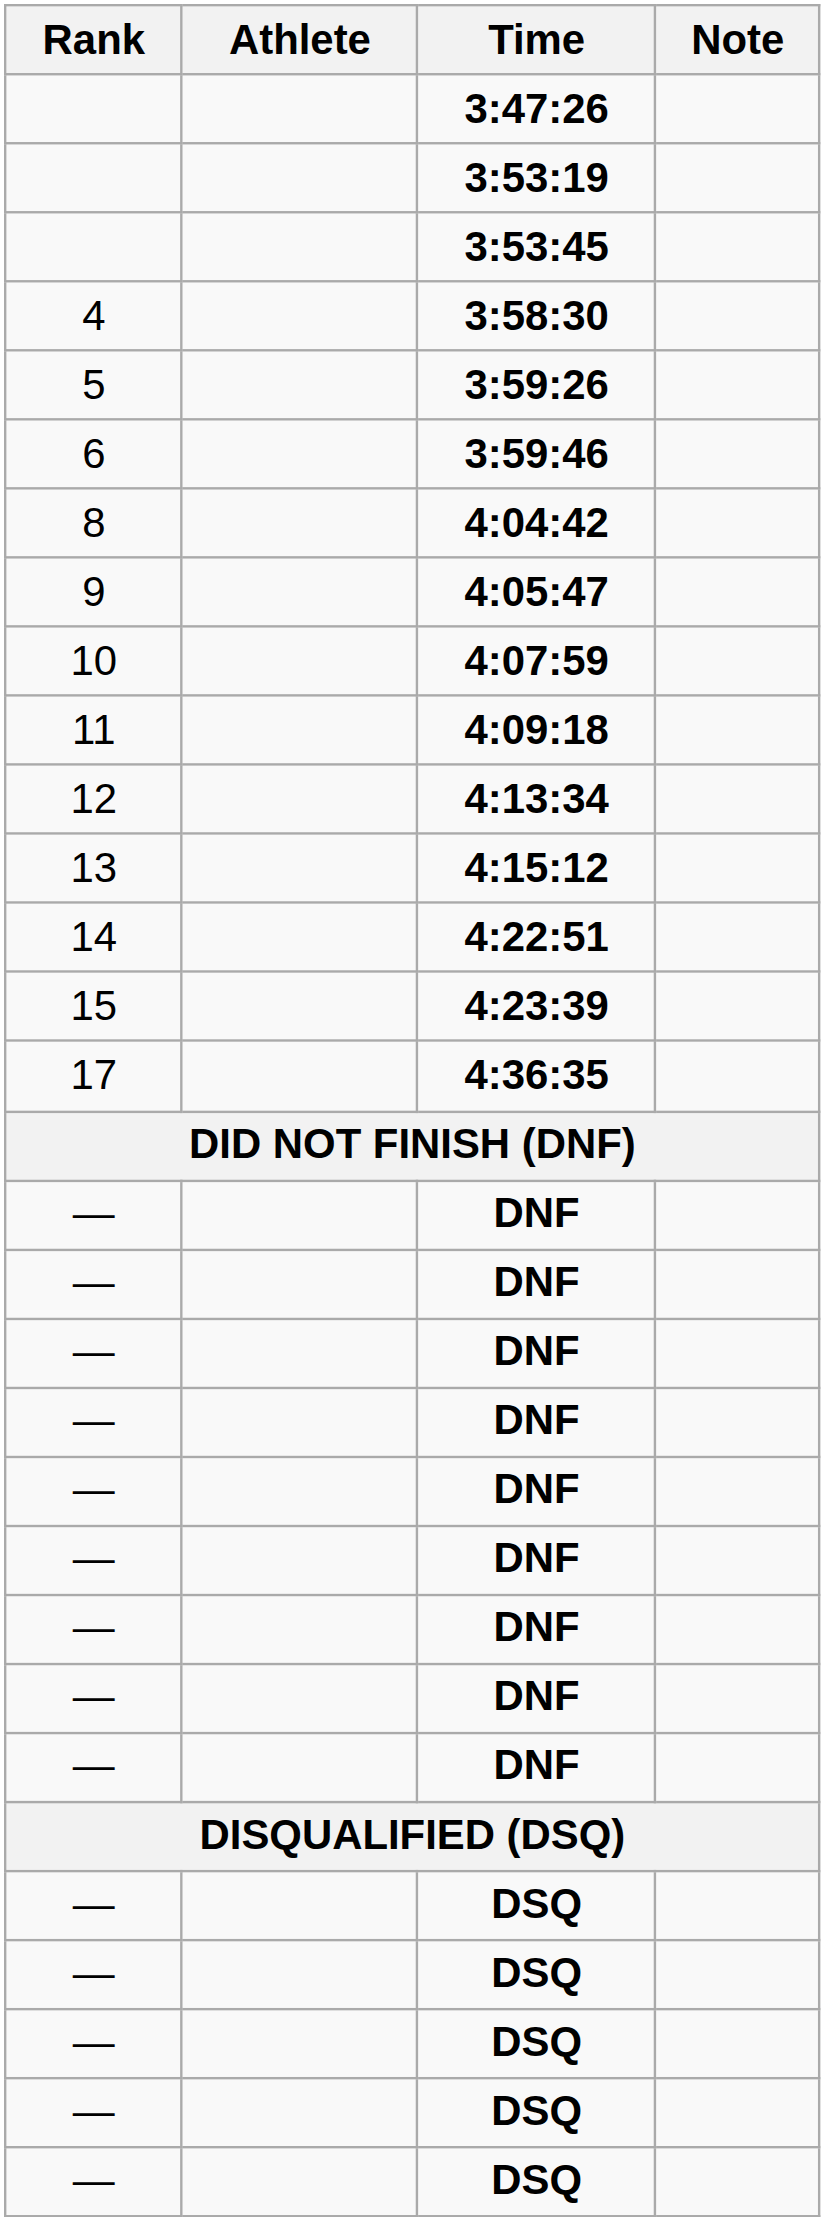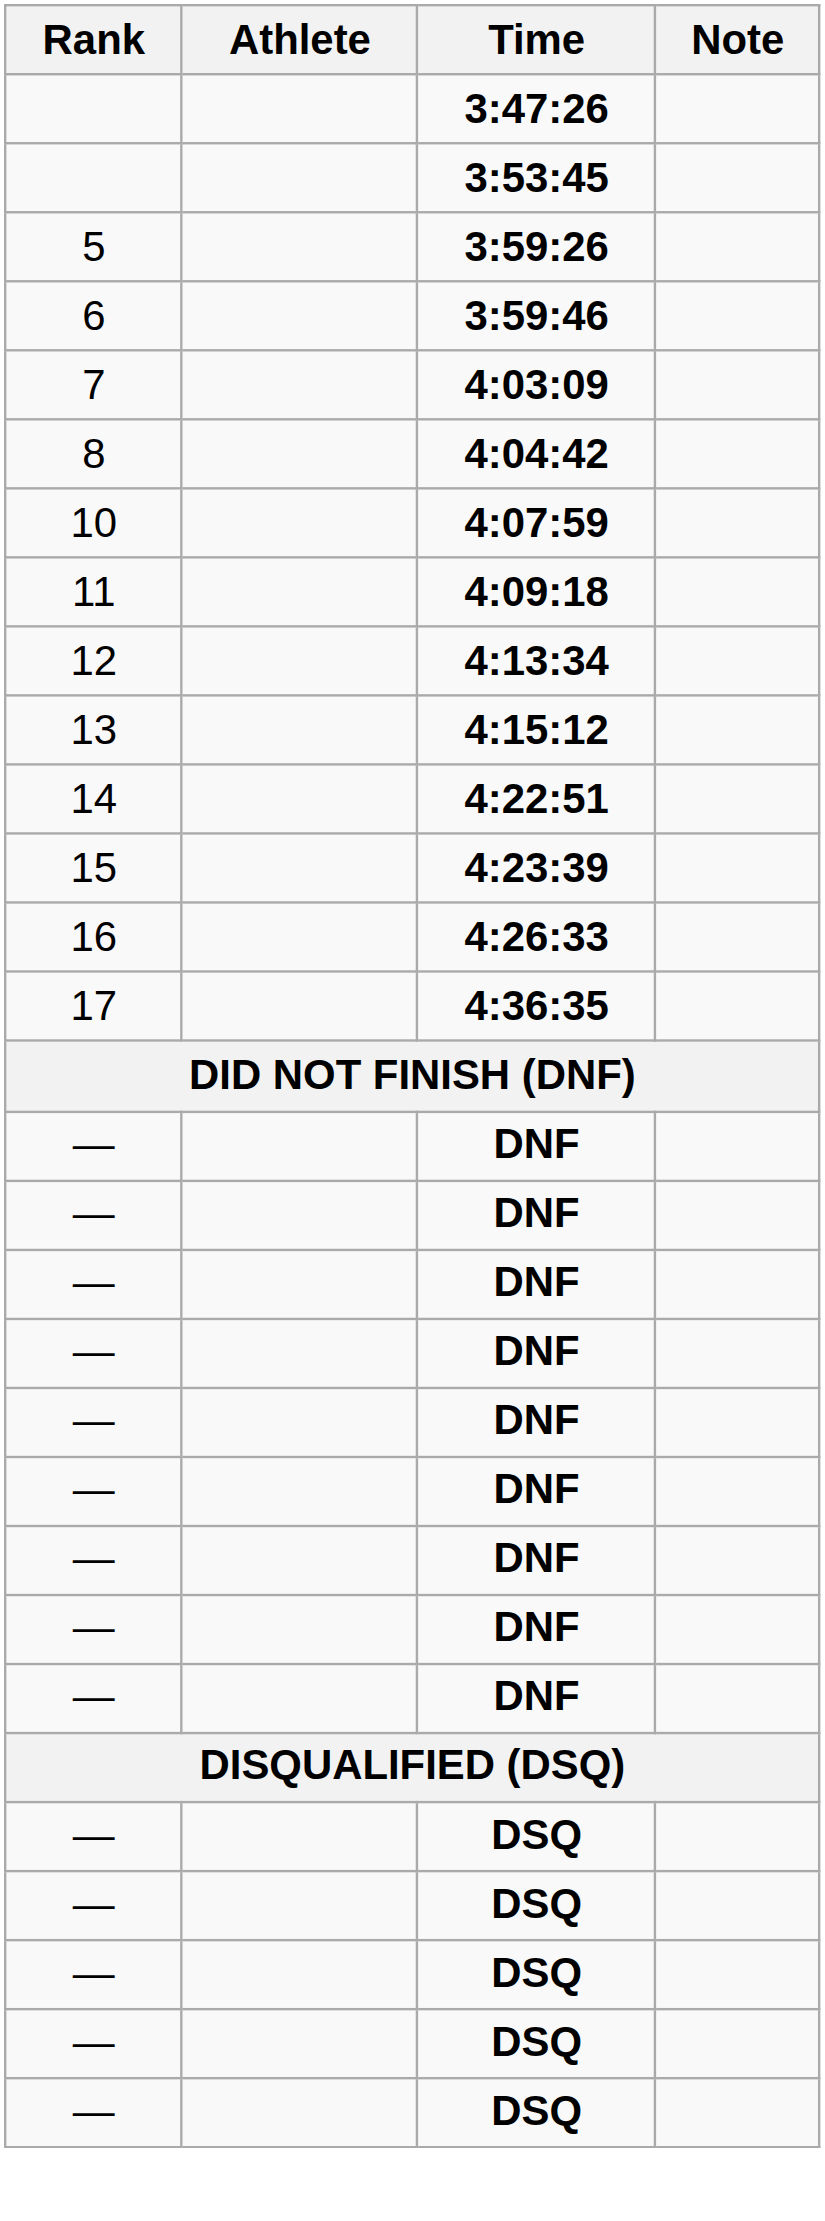- row: (94, 178)
- row: (94, 315)
+ row: (94, 384)
- row: (94, 591)
+ row: (94, 936)
